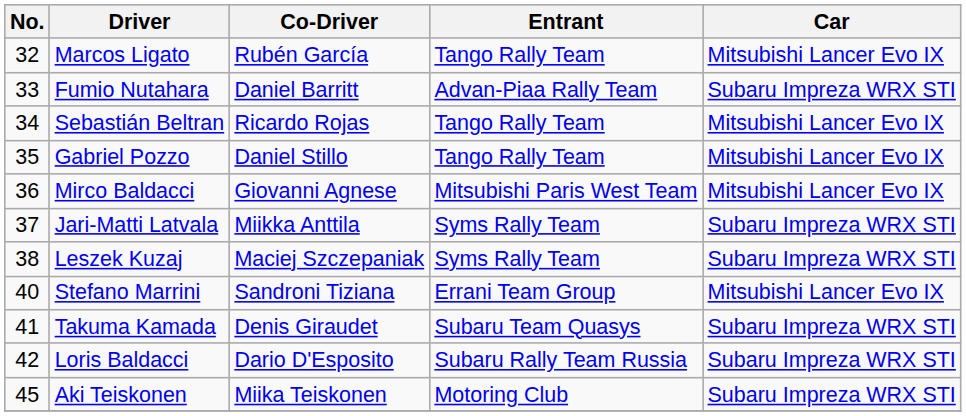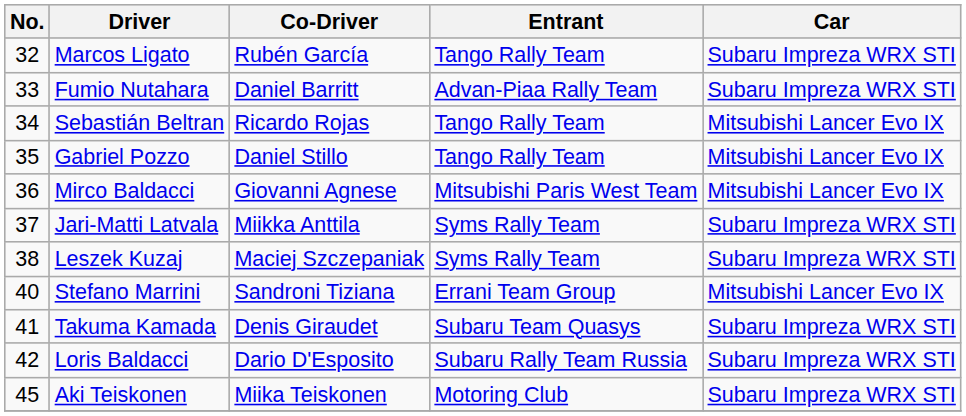(826, 55) Mitsubishi Lancer Evo IX -> (832, 55) Subaru Impreza WRX STI
